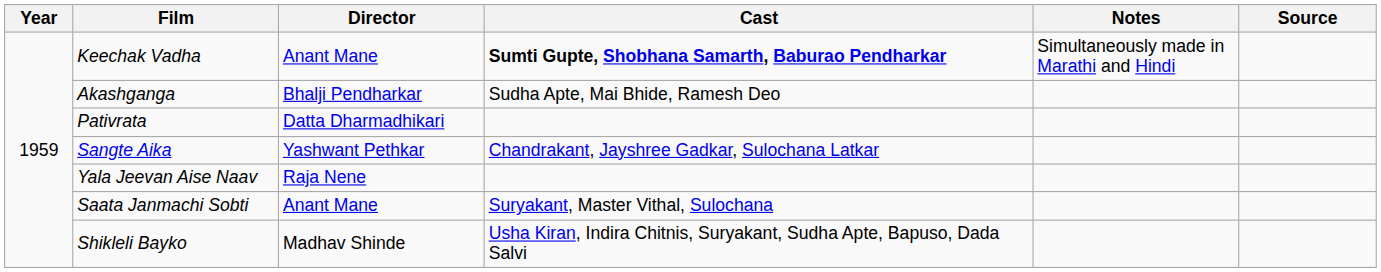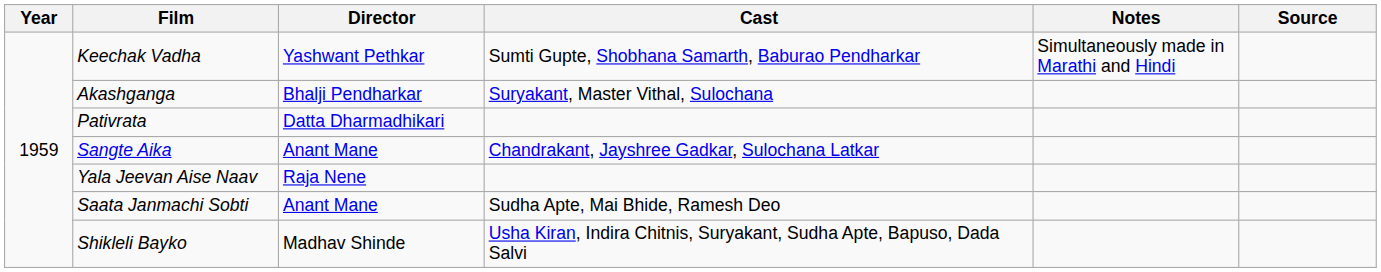(330, 56) Anant Mane -> (354, 56) Yashwant Pethkar
(718, 56) bold -> (704, 56) normal
(634, 94) Sudha Apte, Mai Bhide, Ramesh Deo -> (631, 94) Suryakant, Master Vithal, Sulochana
(354, 149) Yashwant Pethkar -> (330, 149) Anant Mane
(631, 205) Suryakant, Master Vithal, Sulochana -> (634, 205) Sudha Apte, Mai Bhide, Ramesh Deo
